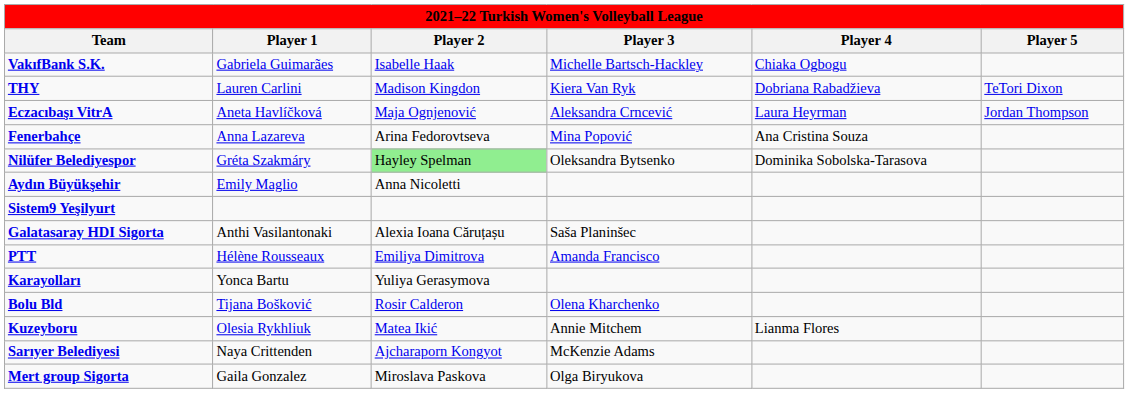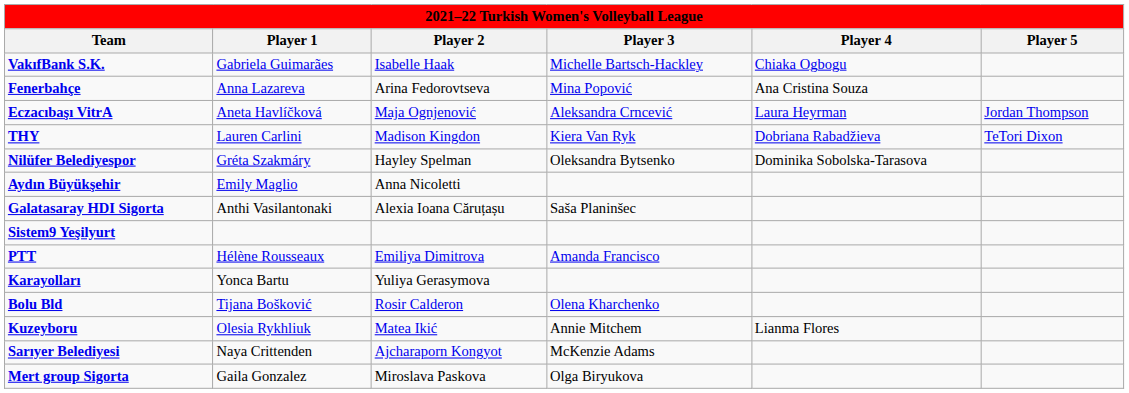rows swapped: (44, 136) <-> (24, 88)
(423, 160) lightgreen background -> (423, 160) no background
rows swapped: (86, 232) <-> (62, 208)
